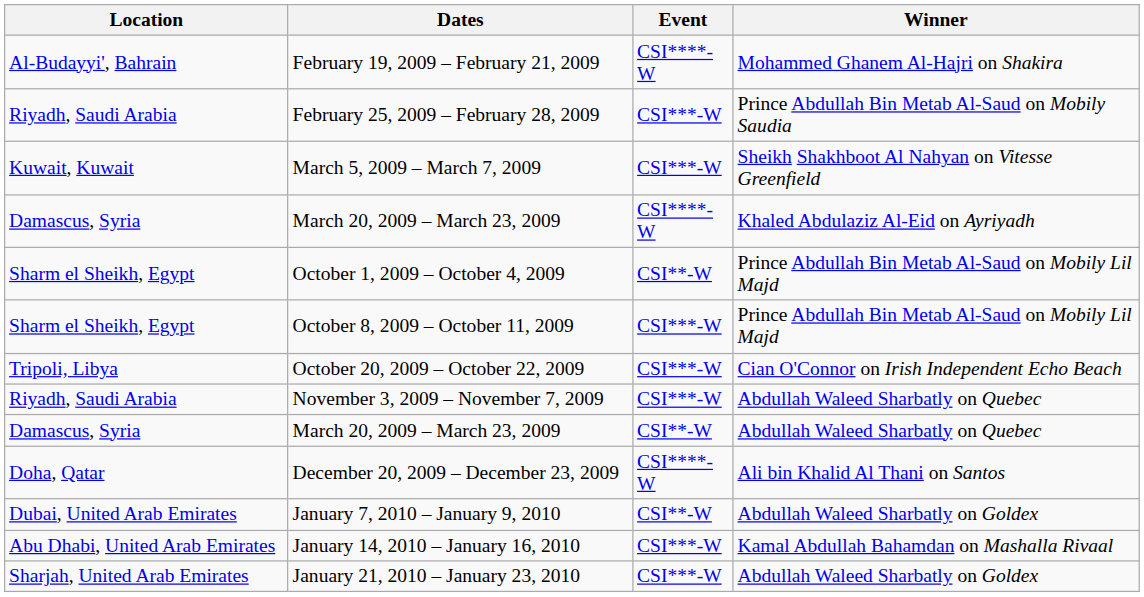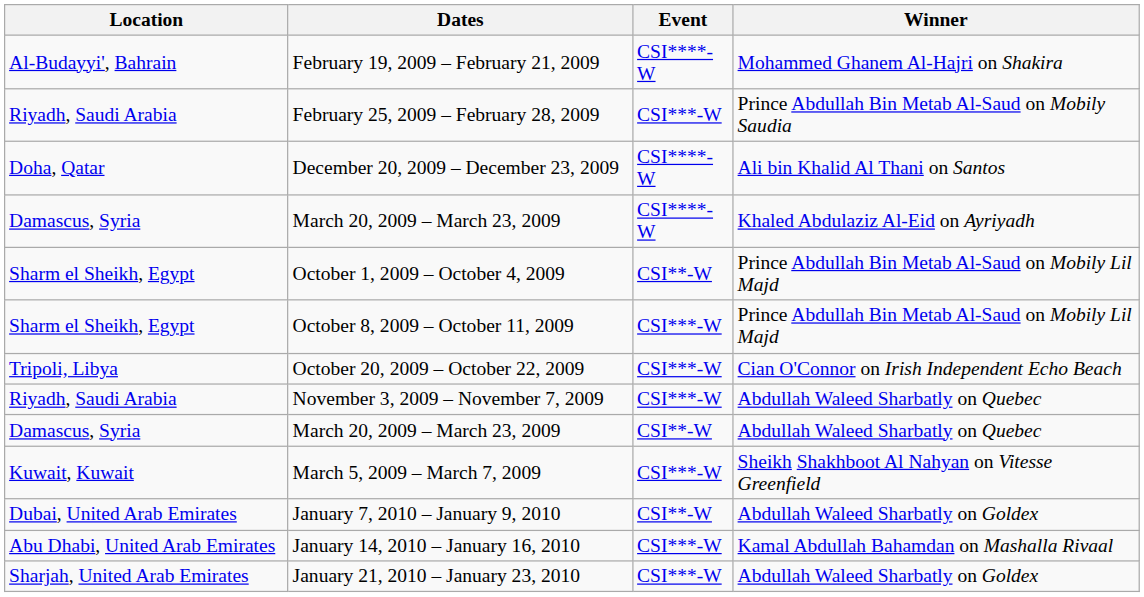rows swapped: (417, 167) <-> (456, 472)
